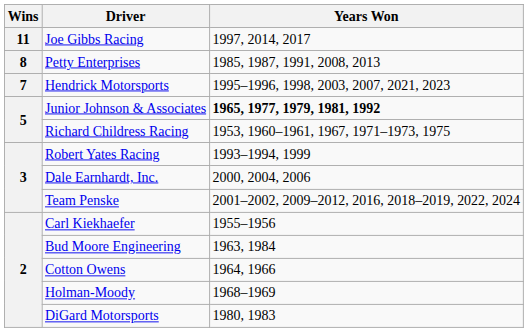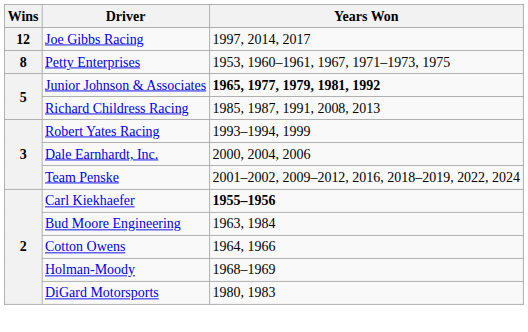(23, 39) 11 -> (23, 39) 12
(296, 62) 1985, 1987, 1991, 2008, 2013 -> (331, 62) 1953, 1960–1961, 1967, 1971–1973, 1975
- row: (107, 85)
(331, 131) 1953, 1960–1961, 1967, 1971–1973, 1975 -> (296, 108) 1985, 1987, 1991, 2008, 2013
(244, 223) normal -> (244, 200) bold
